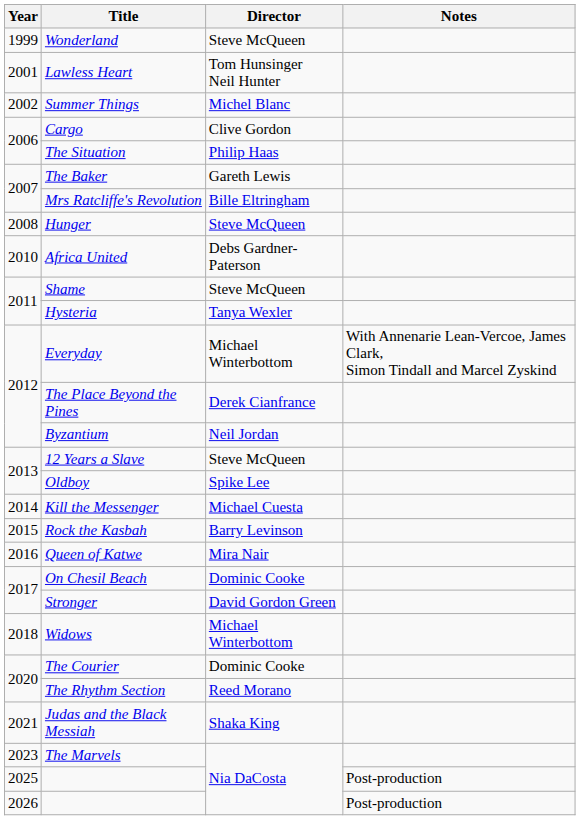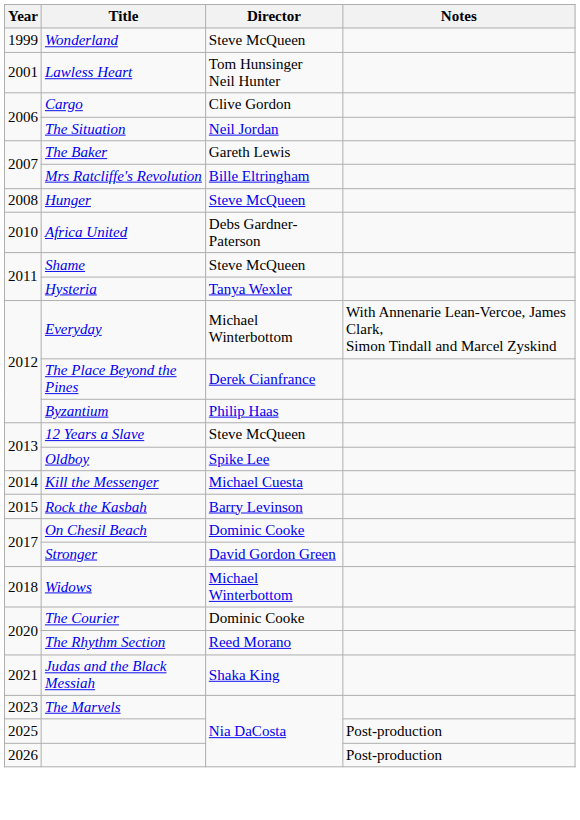- row: (23, 104)
(244, 152) Philip Haas -> (244, 128) Neil Jordan
(244, 434) Neil Jordan -> (244, 411) Philip Haas
- row: (23, 554)
